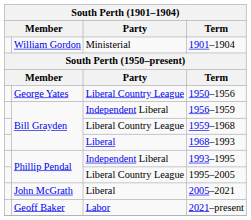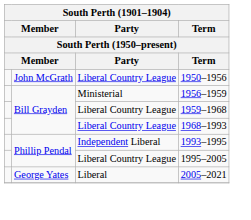- row: (212, 45)
(41, 93) George Yates -> (43, 77) John McGrath
(127, 110) Independent Liberal -> (100, 93) Ministerial
(100, 142) Liberal -> (127, 126) Liberal Country League
(43, 191) John McGrath -> (41, 175) George Yates
- row: (216, 207)
